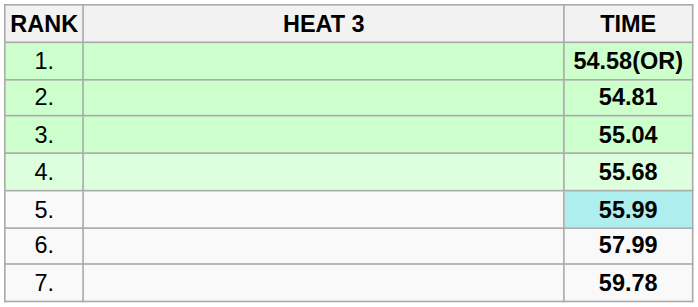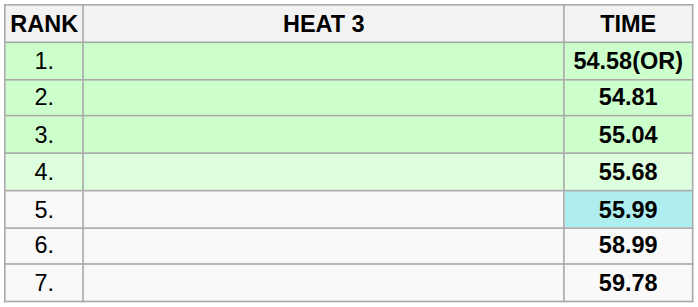(628, 246) 57.99 -> (628, 246) 58.99
